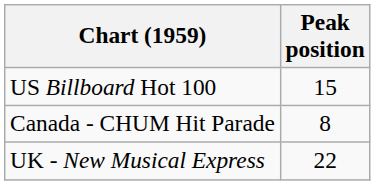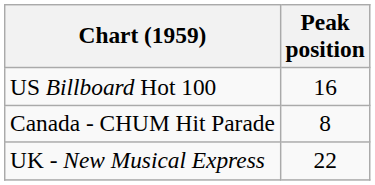(325, 86) 15 -> (325, 86) 16
